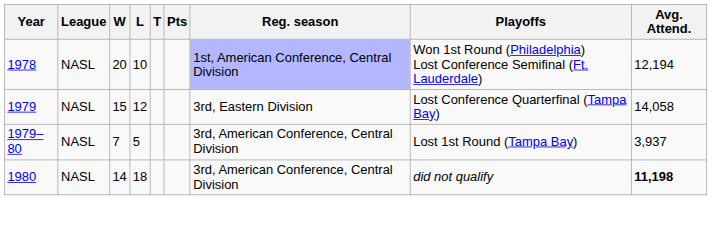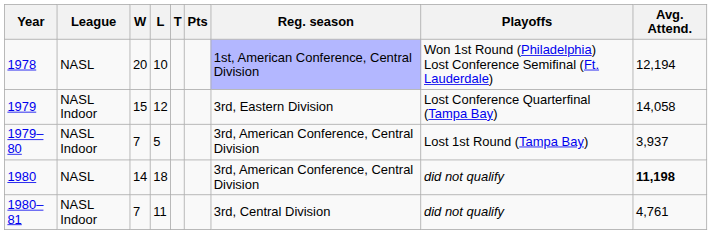(78, 106) NASL -> (79, 106) NASL Indoor
(78, 142) NASL -> (79, 142) NASL Indoor
+ row: (25, 212)
